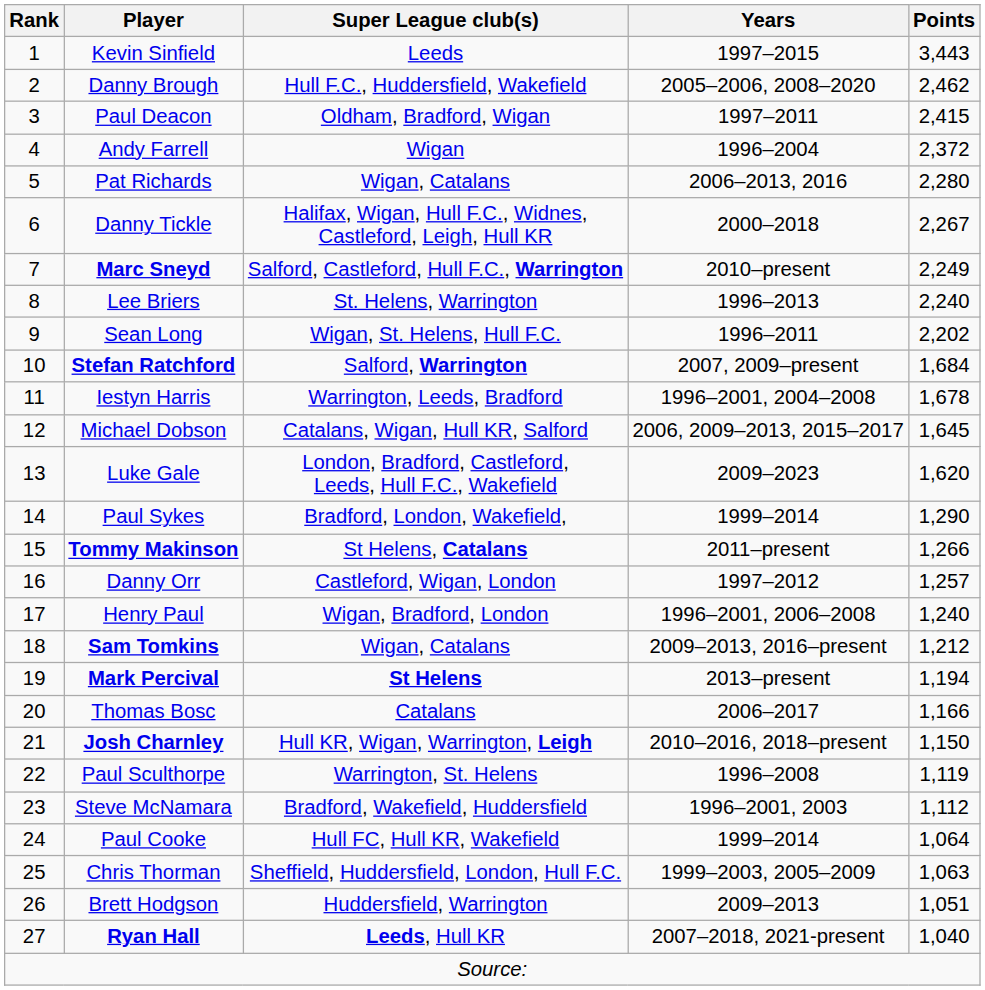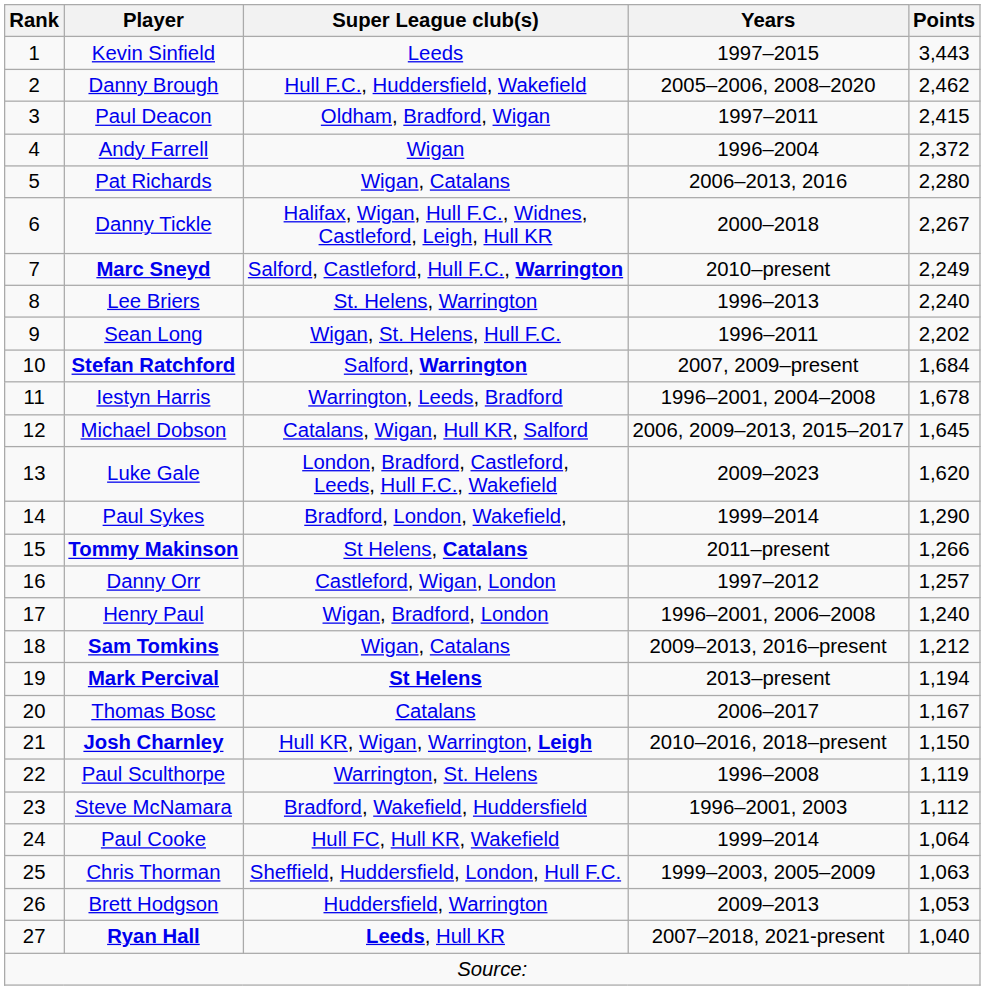(944, 710) 1,166 -> (944, 710) 1,167
(944, 904) 1,051 -> (944, 904) 1,053
